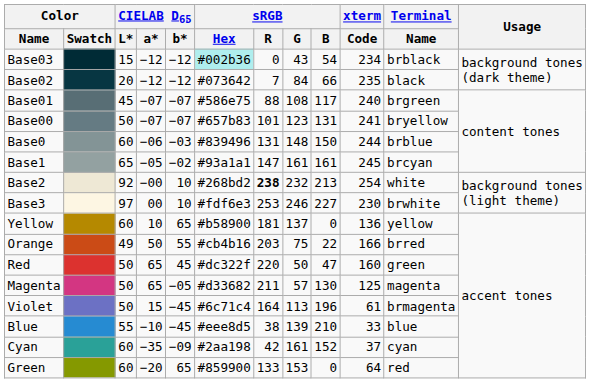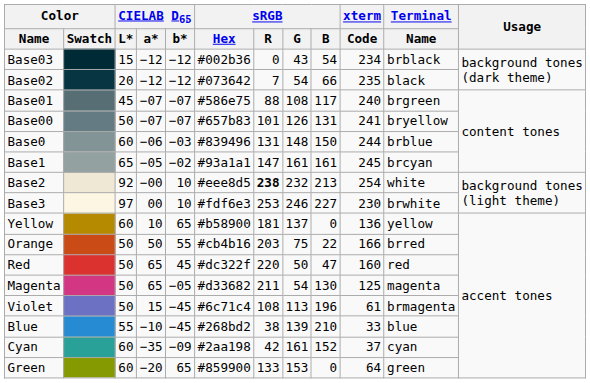(224, 59) paleturquoise background -> (224, 59) no background
(301, 80) 84 -> (301, 80) 54
(297, 121) 123 -> (297, 121) 126
(224, 183) #268bd2 -> (224, 183) #eee8d5
(126, 244) 49 -> (126, 244) 50
(406, 265) green -> (398, 265) red
(301, 285) 57 -> (301, 285) 54
(268, 306) 164 -> (268, 306) 108
(224, 327) #eee8d5 -> (224, 327) #268bd2
(398, 368) red -> (406, 368) green
